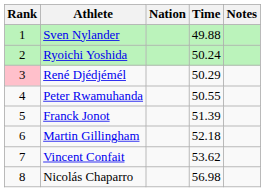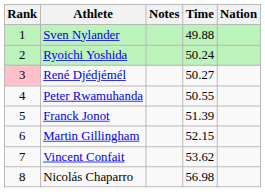columns swapped: (167, 14) <-> (242, 14)
(206, 75) 50.29 -> (200, 75) 50.27
(206, 136) 52.18 -> (200, 136) 52.15
